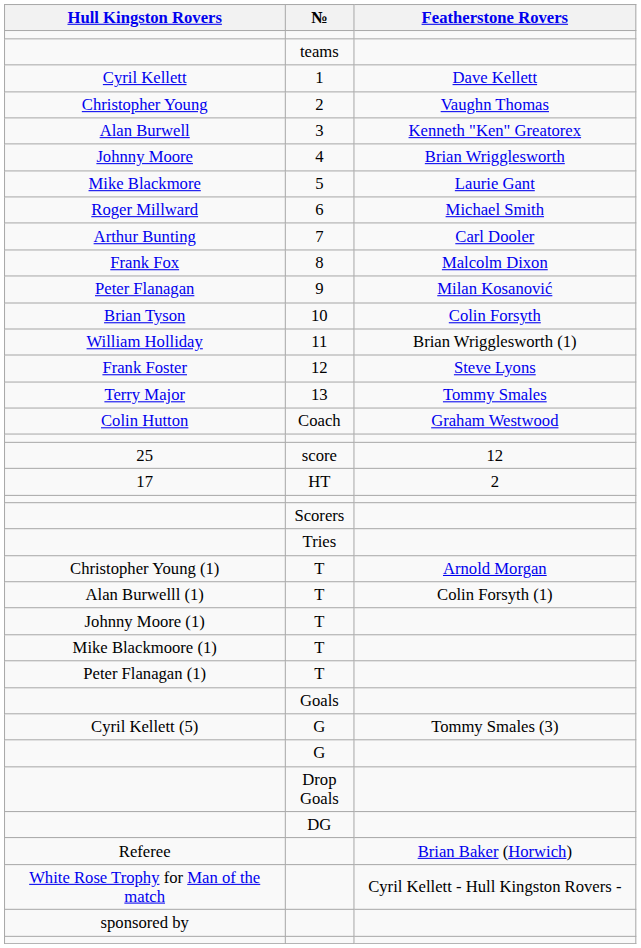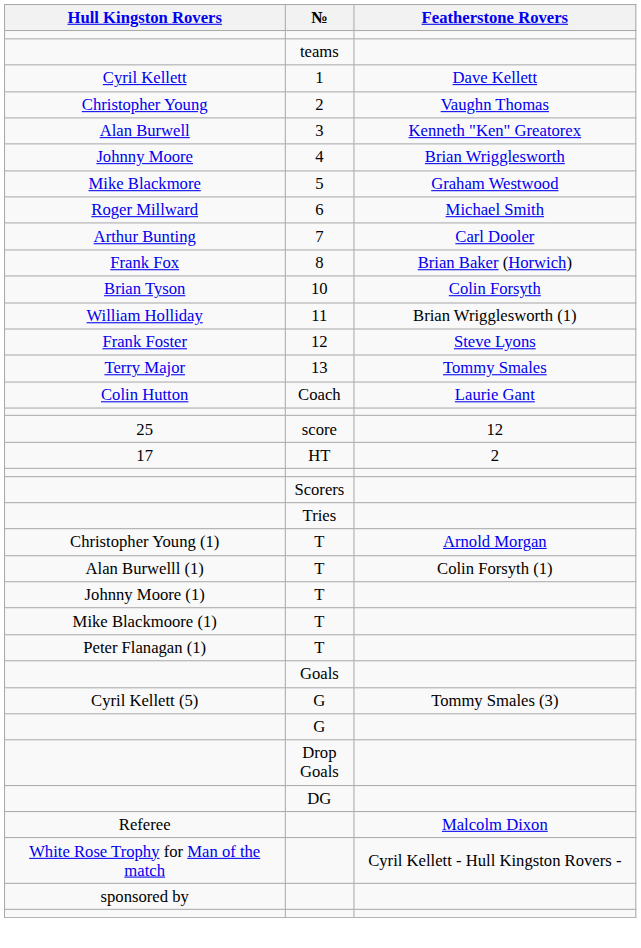(495, 183) Laurie Gant -> (495, 183) Graham Westwood
(495, 262) Malcolm Dixon -> (495, 262) Brian Baker (Horwich)
- row: (145, 289)
(495, 421) Graham Westwood -> (495, 394) Laurie Gant
(495, 851) Brian Baker (Horwich) -> (495, 824) Malcolm Dixon
